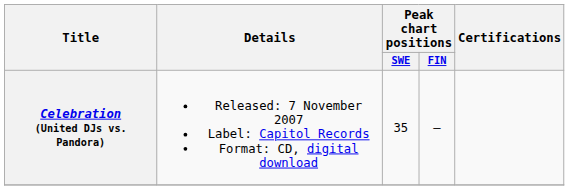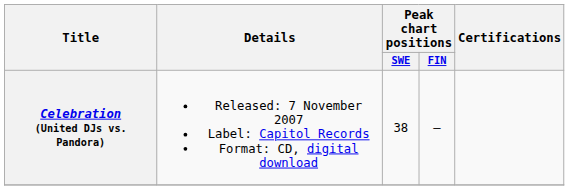(401, 127) 35 -> (401, 127) 38
